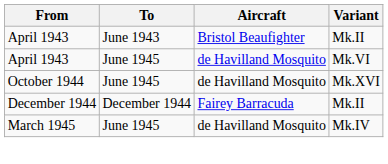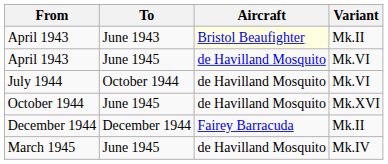(251, 37) no background -> (251, 37) lightyellow background
+ row: (35, 81)
